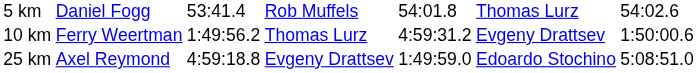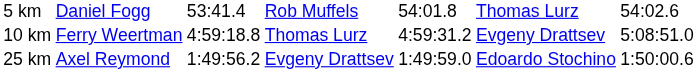(224, 35) 1:49:56.2 -> (224, 35) 4:59:18.8
(657, 35) 1:50:00.6 -> (657, 35) 5:08:51.0
(224, 59) 4:59:18.8 -> (224, 59) 1:49:56.2
(657, 59) 5:08:51.0 -> (657, 59) 1:50:00.6
